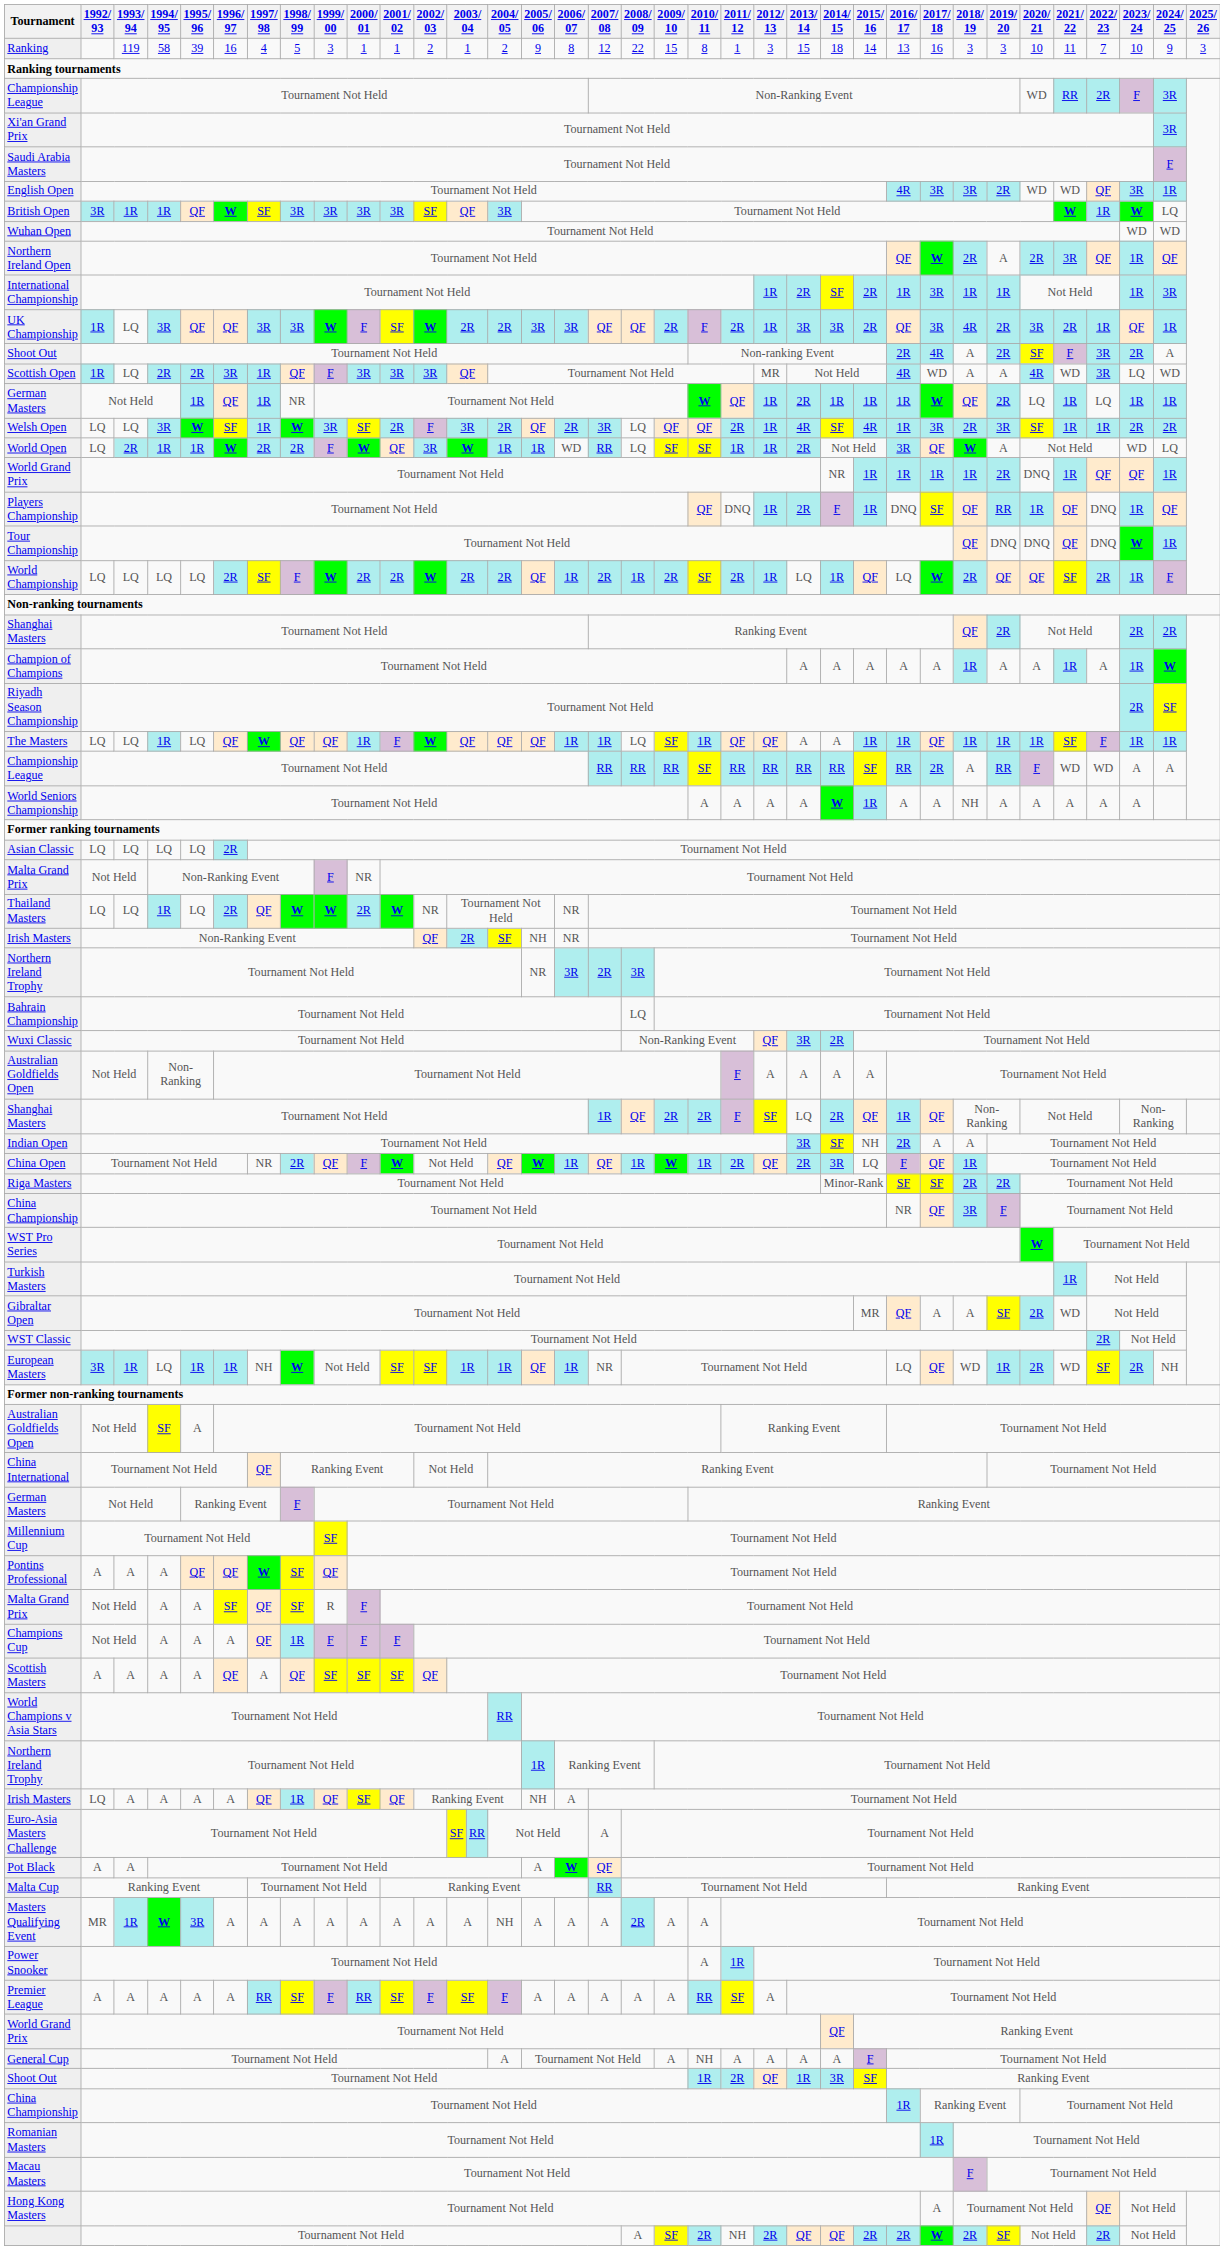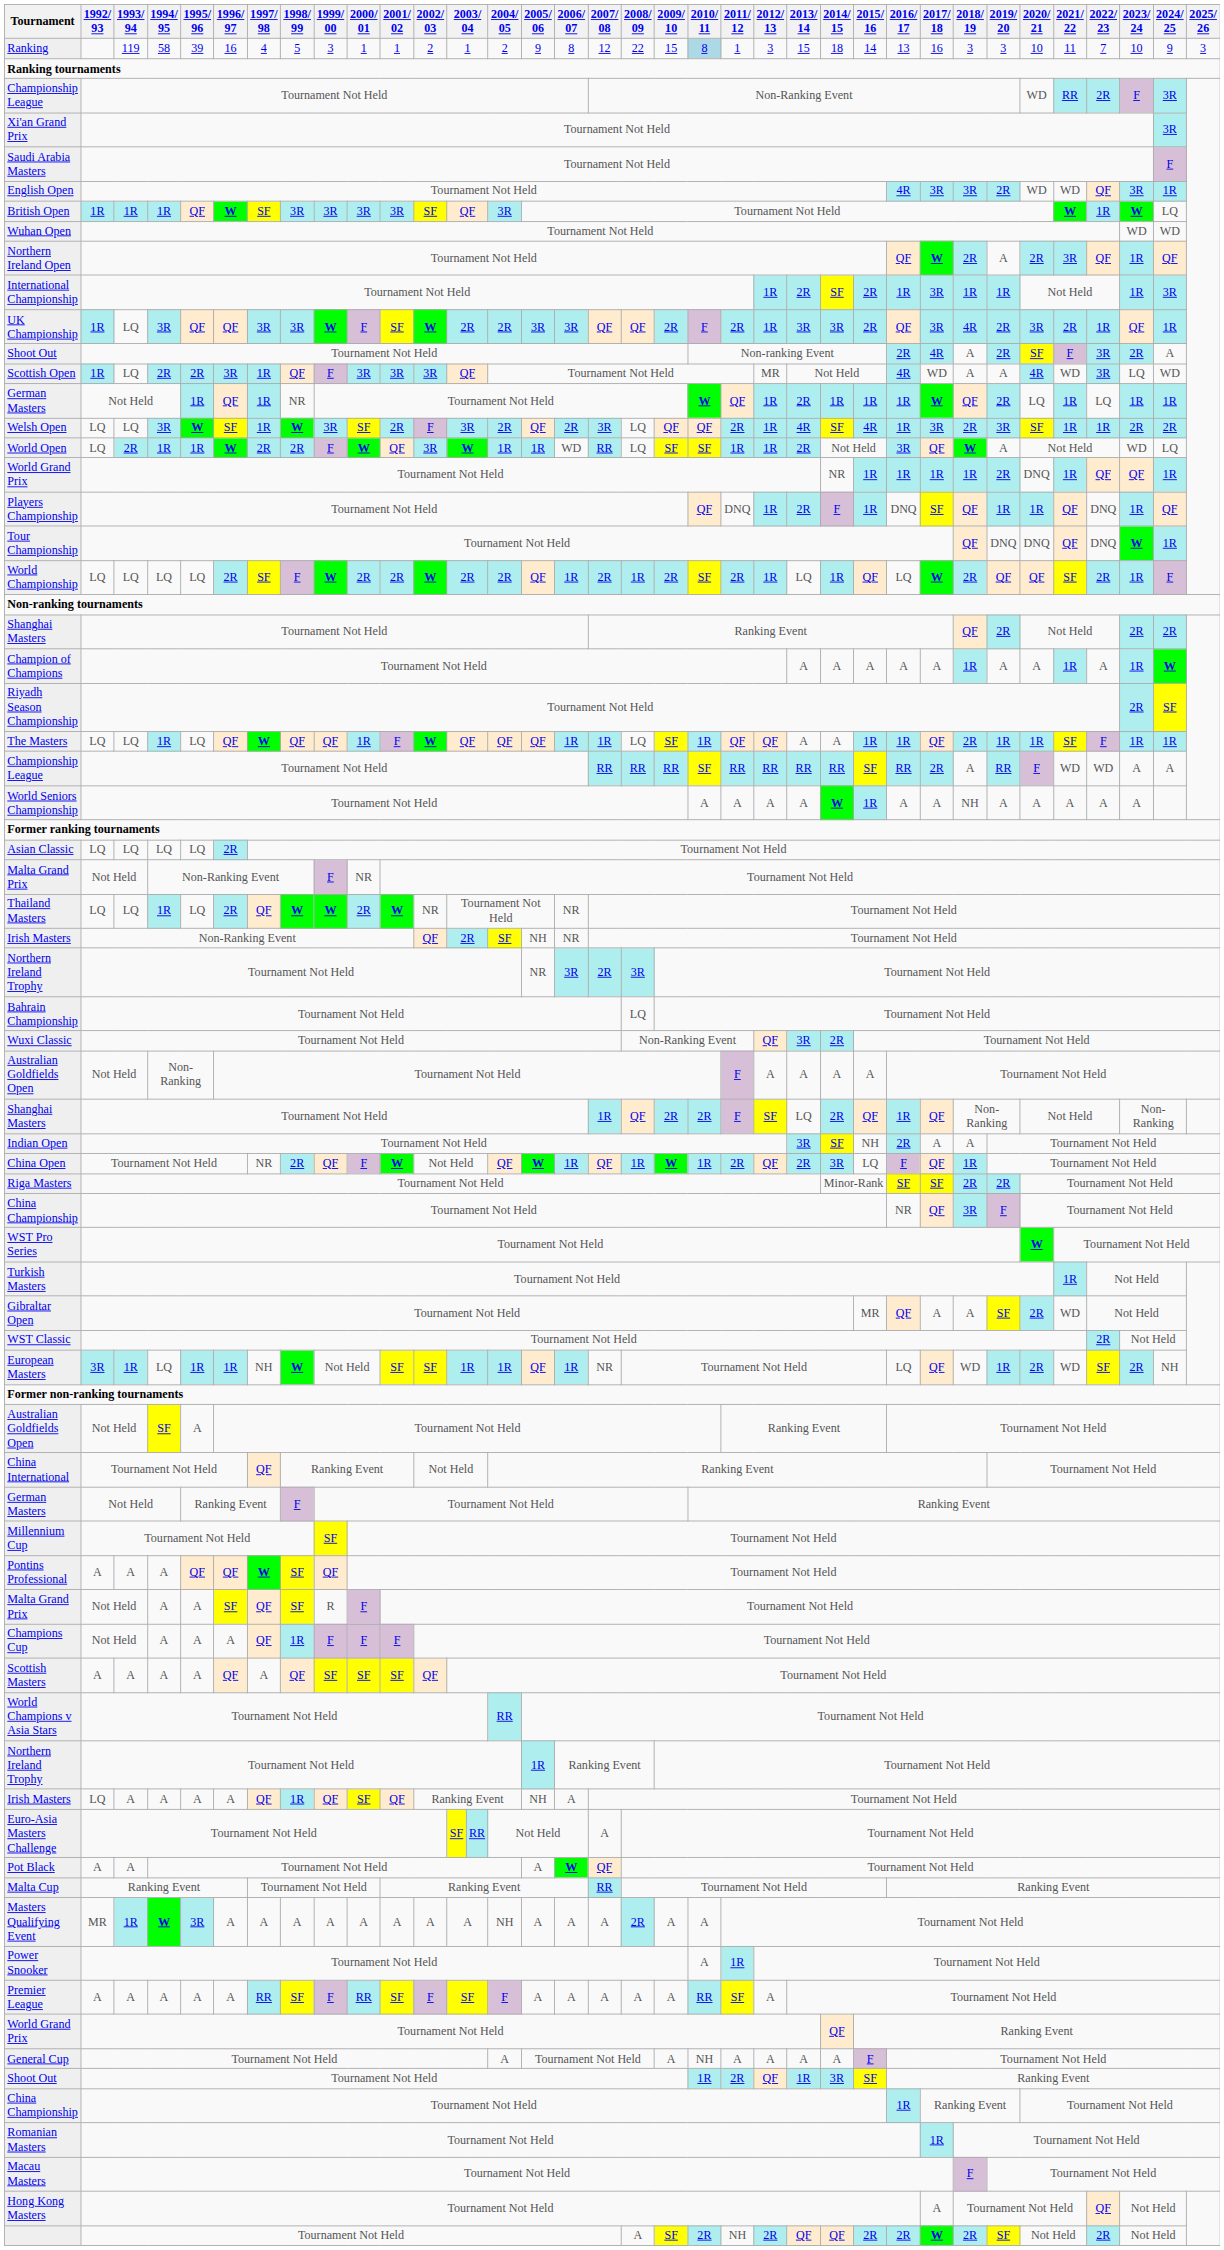(704, 48) no background -> (704, 48) lightblue background
(97, 210) 3R -> (97, 210) 1R
(1003, 508) RR -> (1003, 508) 1R
(970, 741) 1R -> (970, 741) 2R
